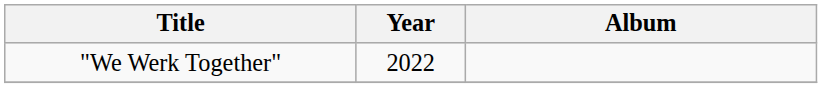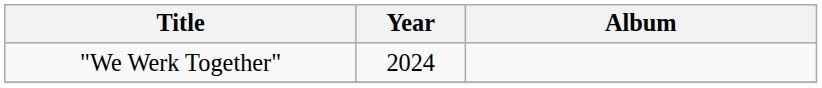(411, 62) 2022 -> (411, 62) 2024
